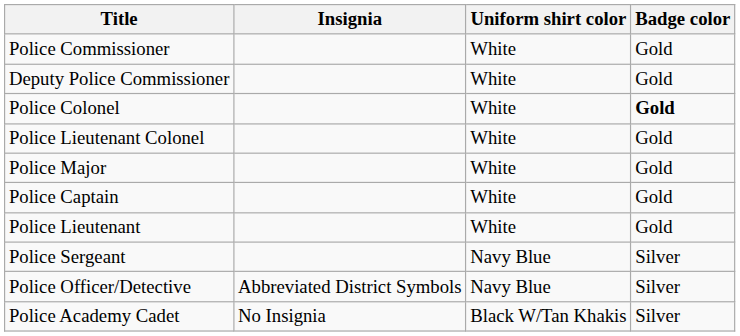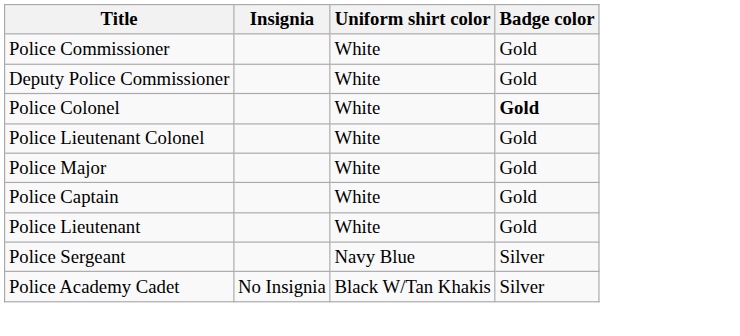- row: (100, 286)
